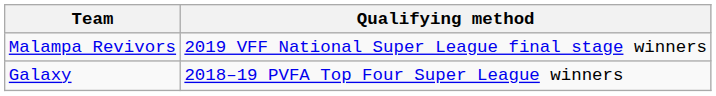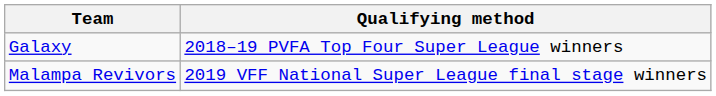rows swapped: (92, 47) <-> (40, 76)
